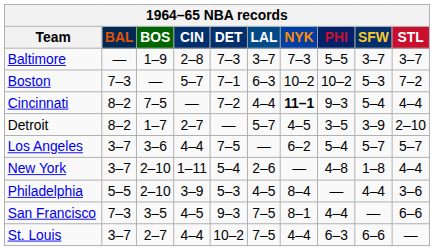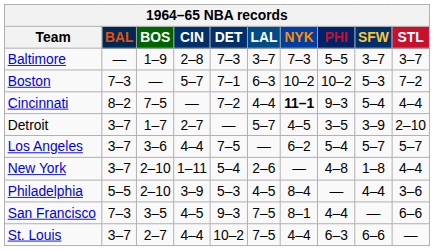(119, 125) 8–2 -> (119, 125) 3–7
